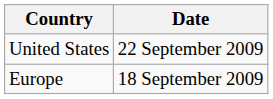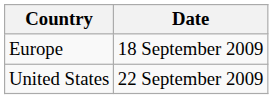rows swapped: (36, 78) <-> (59, 49)
